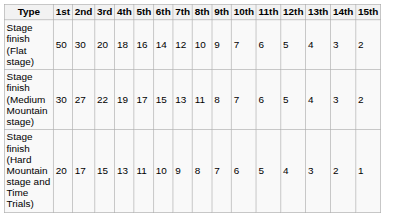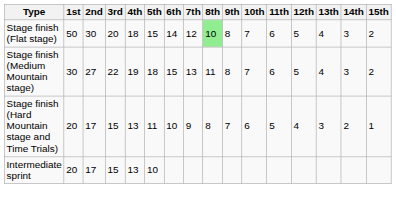(142, 44) 16 -> (152, 33) 15
(200, 44) no background -> (211, 33) lightgreen background
(217, 44) 9 -> (227, 33) 8
(142, 99) 17 -> (152, 71) 18
+ row: (34, 170)
